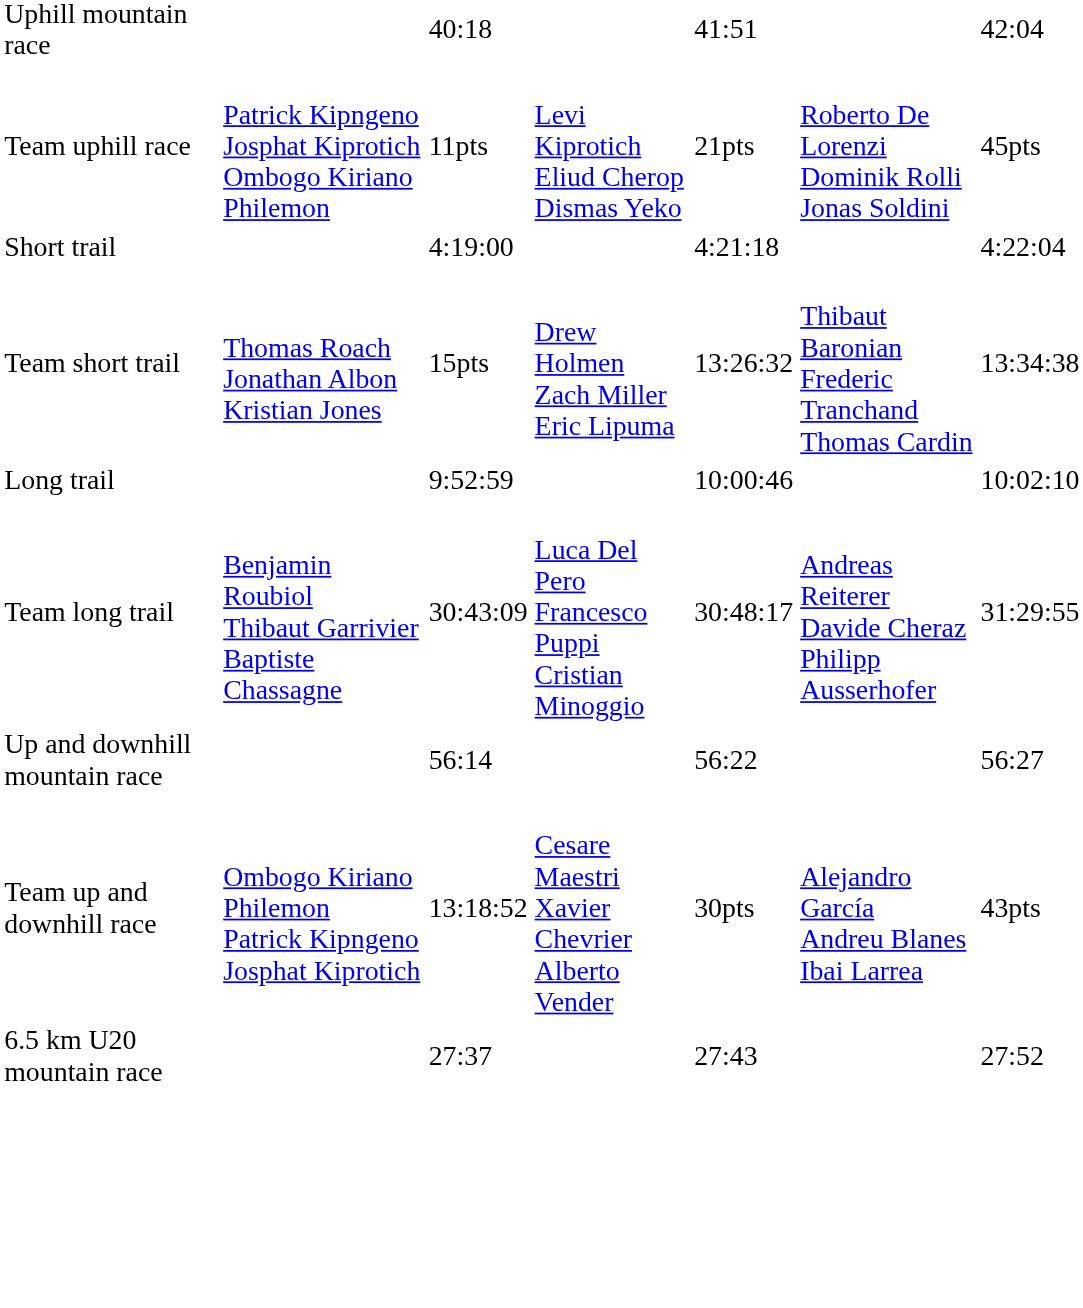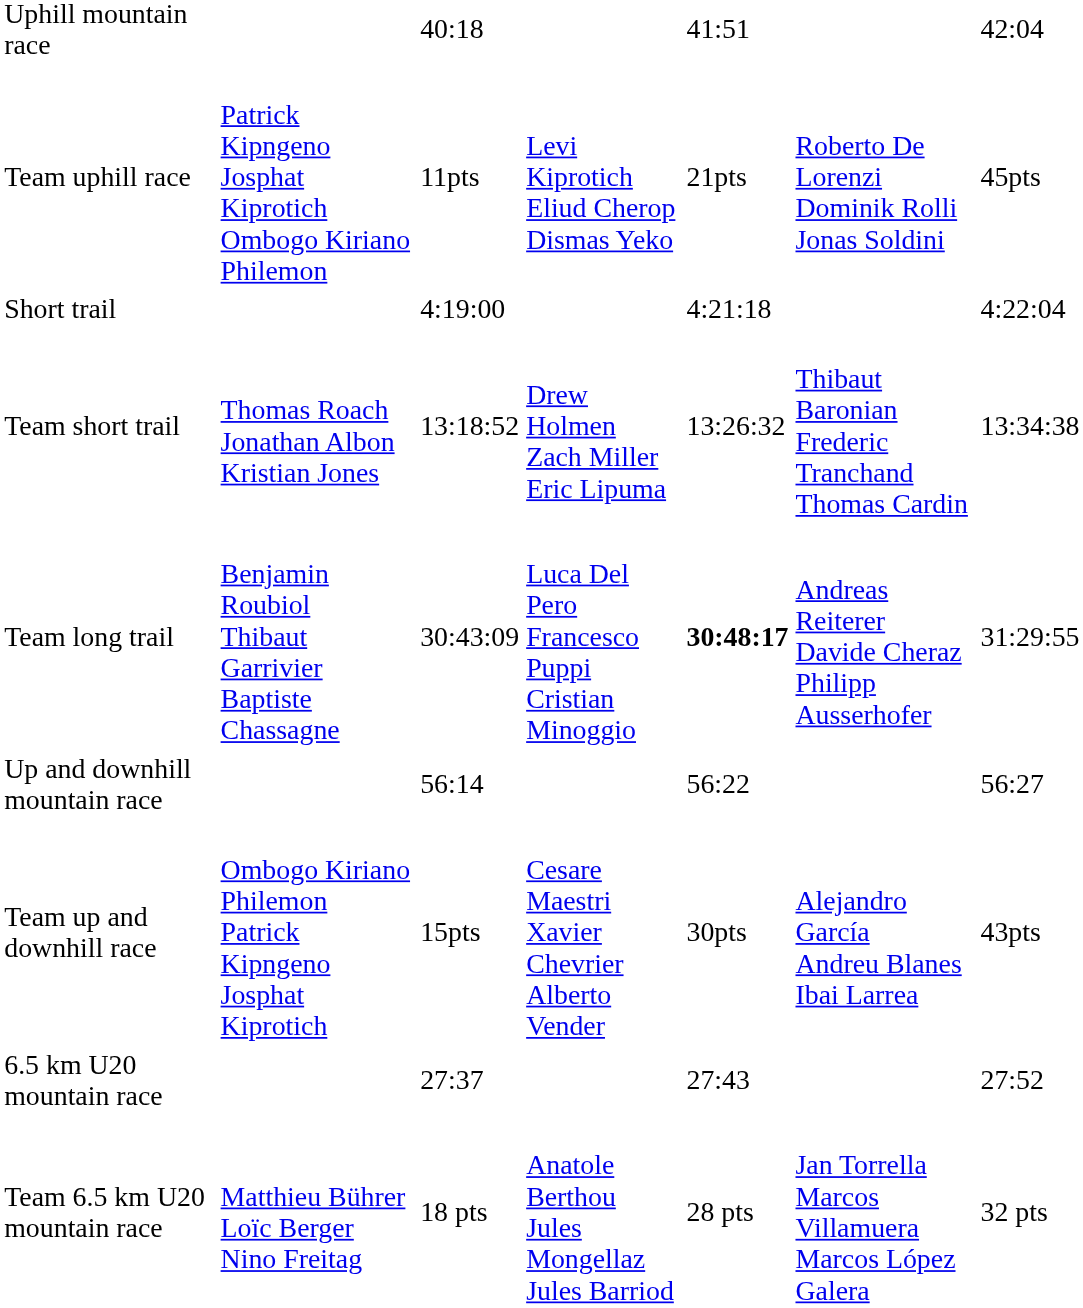(459, 363) 15pts -> (470, 425) 13:18:52
- row: (60, 479)
(744, 612) normal -> (737, 636) bold
(478, 907) 13:18:52 -> (450, 932) 15pts
+ row: (105, 1212)
